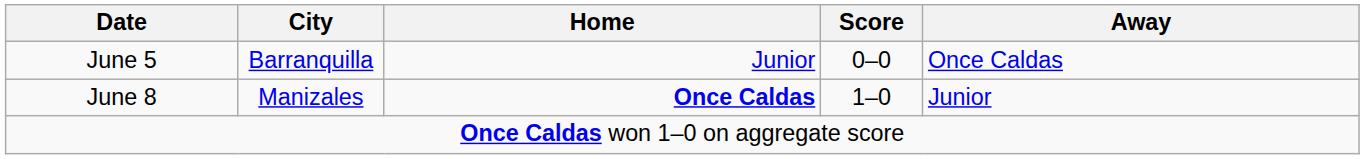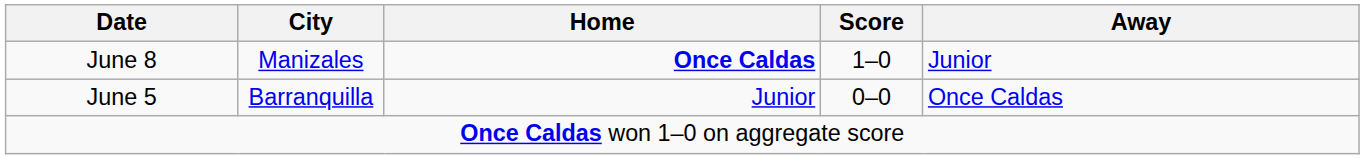rows swapped: (122, 60) <-> (122, 97)
